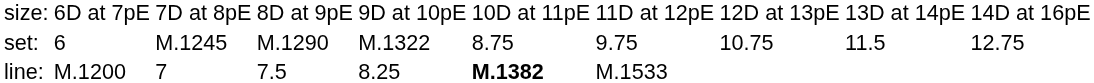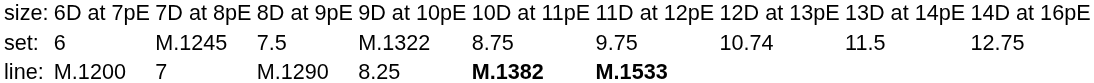(293, 42) M.1290 -> (272, 42) 7.5
(747, 42) 10.75 -> (747, 42) 10.74
(272, 72) 7.5 -> (293, 72) M.1290
(632, 72) normal -> (632, 72) bold
